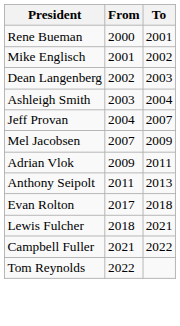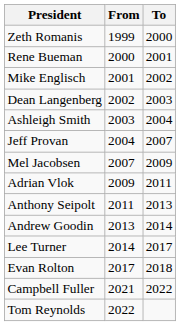+ row: (45, 36)
+ row: (50, 225)
+ row: (37, 246)
- row: (46, 225)
